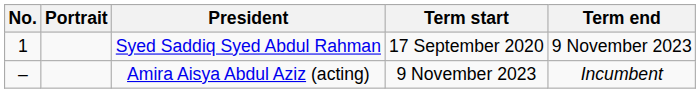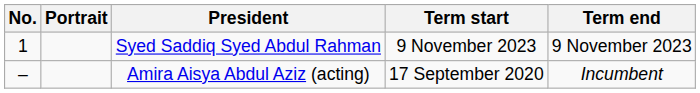(466, 46) 17 September 2020 -> (466, 46) 9 November 2023
(466, 74) 9 November 2023 -> (466, 74) 17 September 2020
